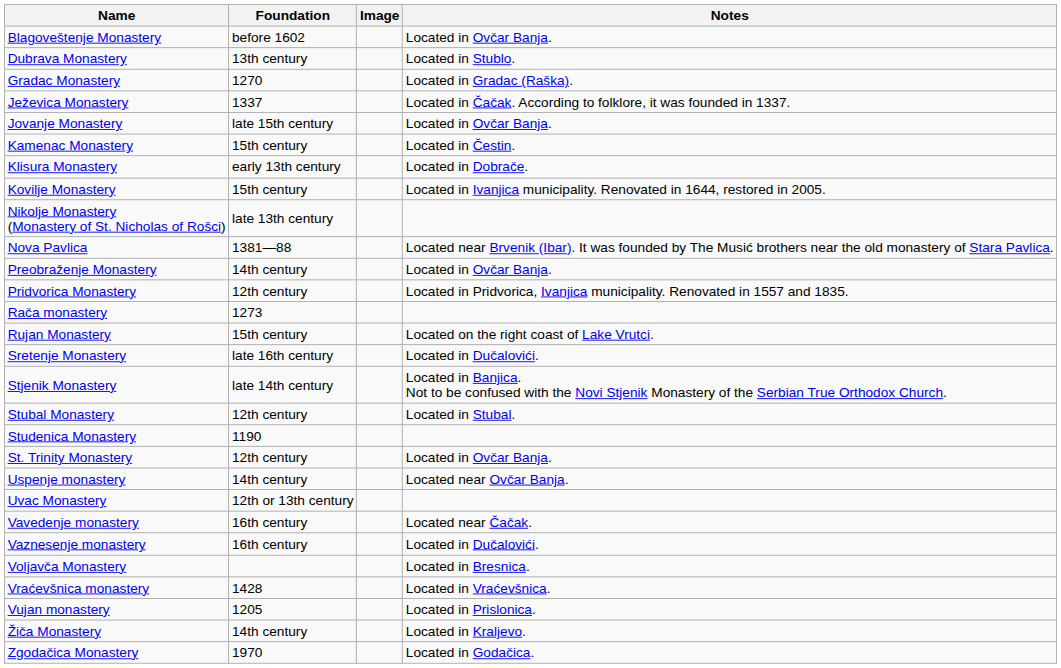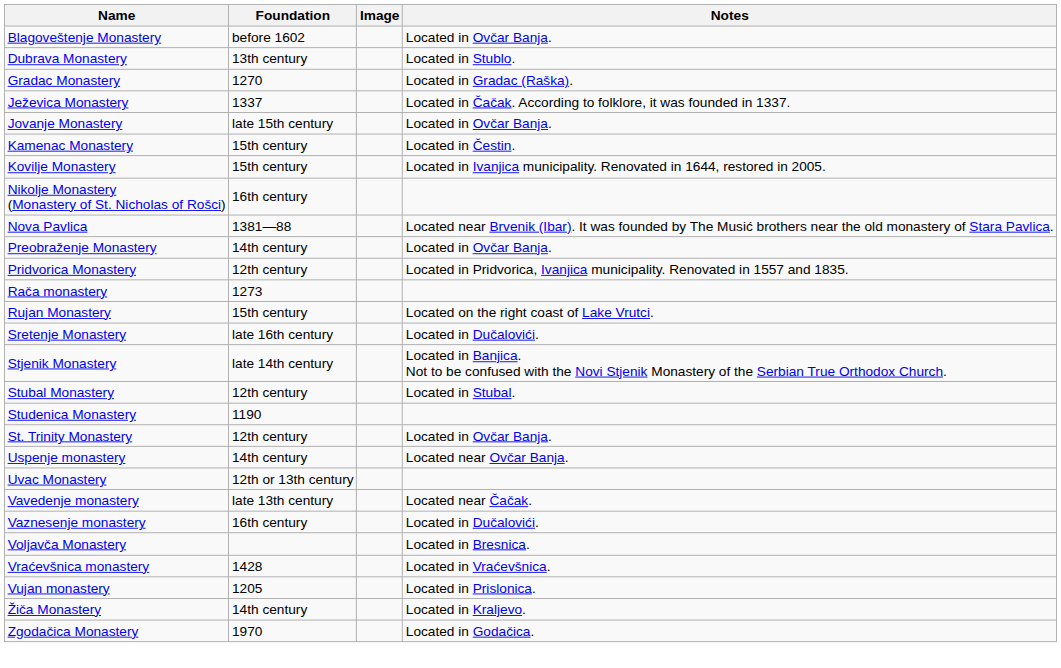- row: (62, 167)
(283, 218) late 13th century -> (270, 196) 16th century
(270, 523) 16th century -> (283, 501) late 13th century
